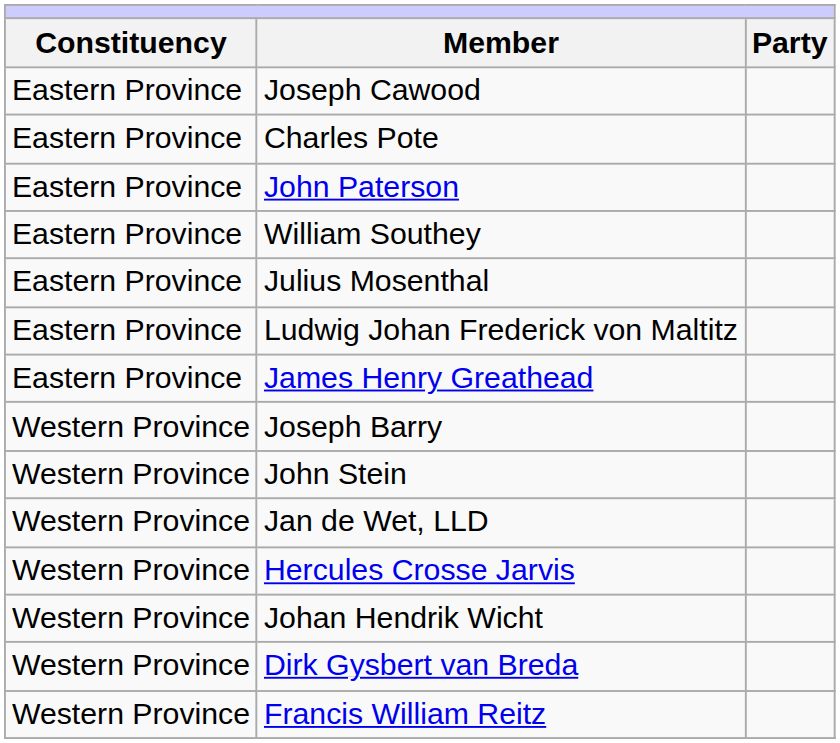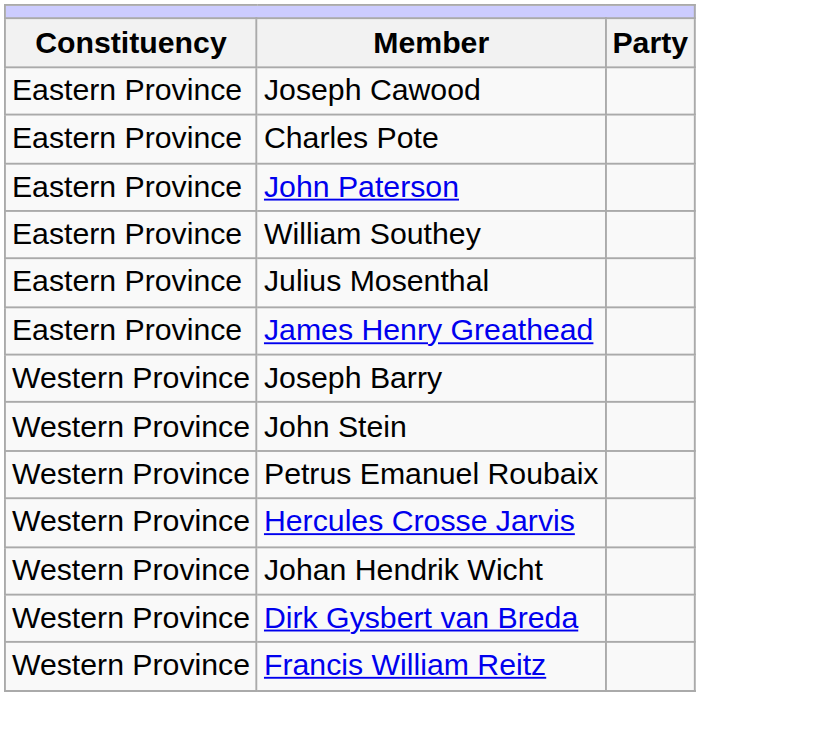- row: (501, 330)
+ row: (431, 474)
- row: (376, 522)
